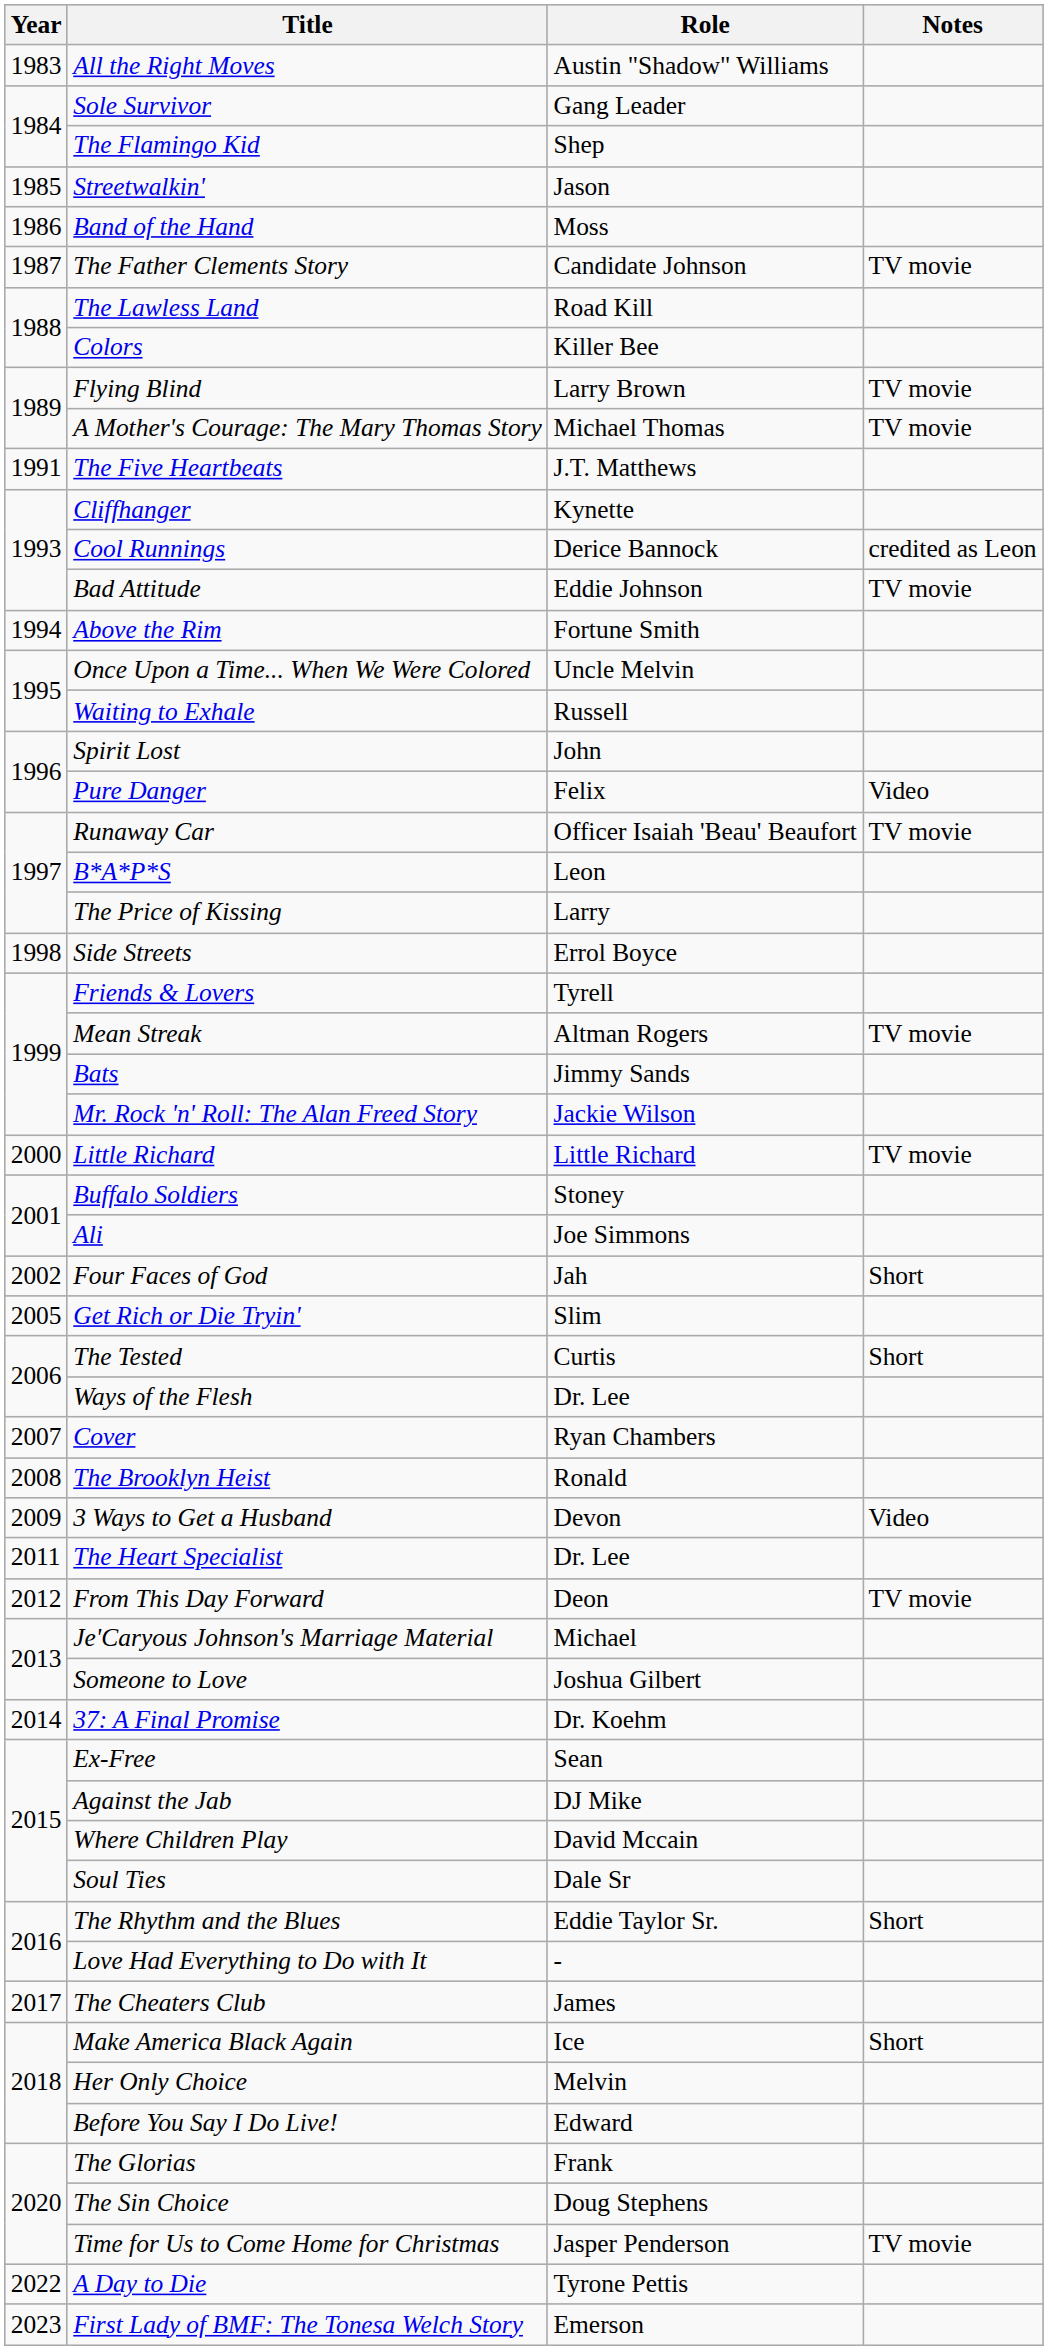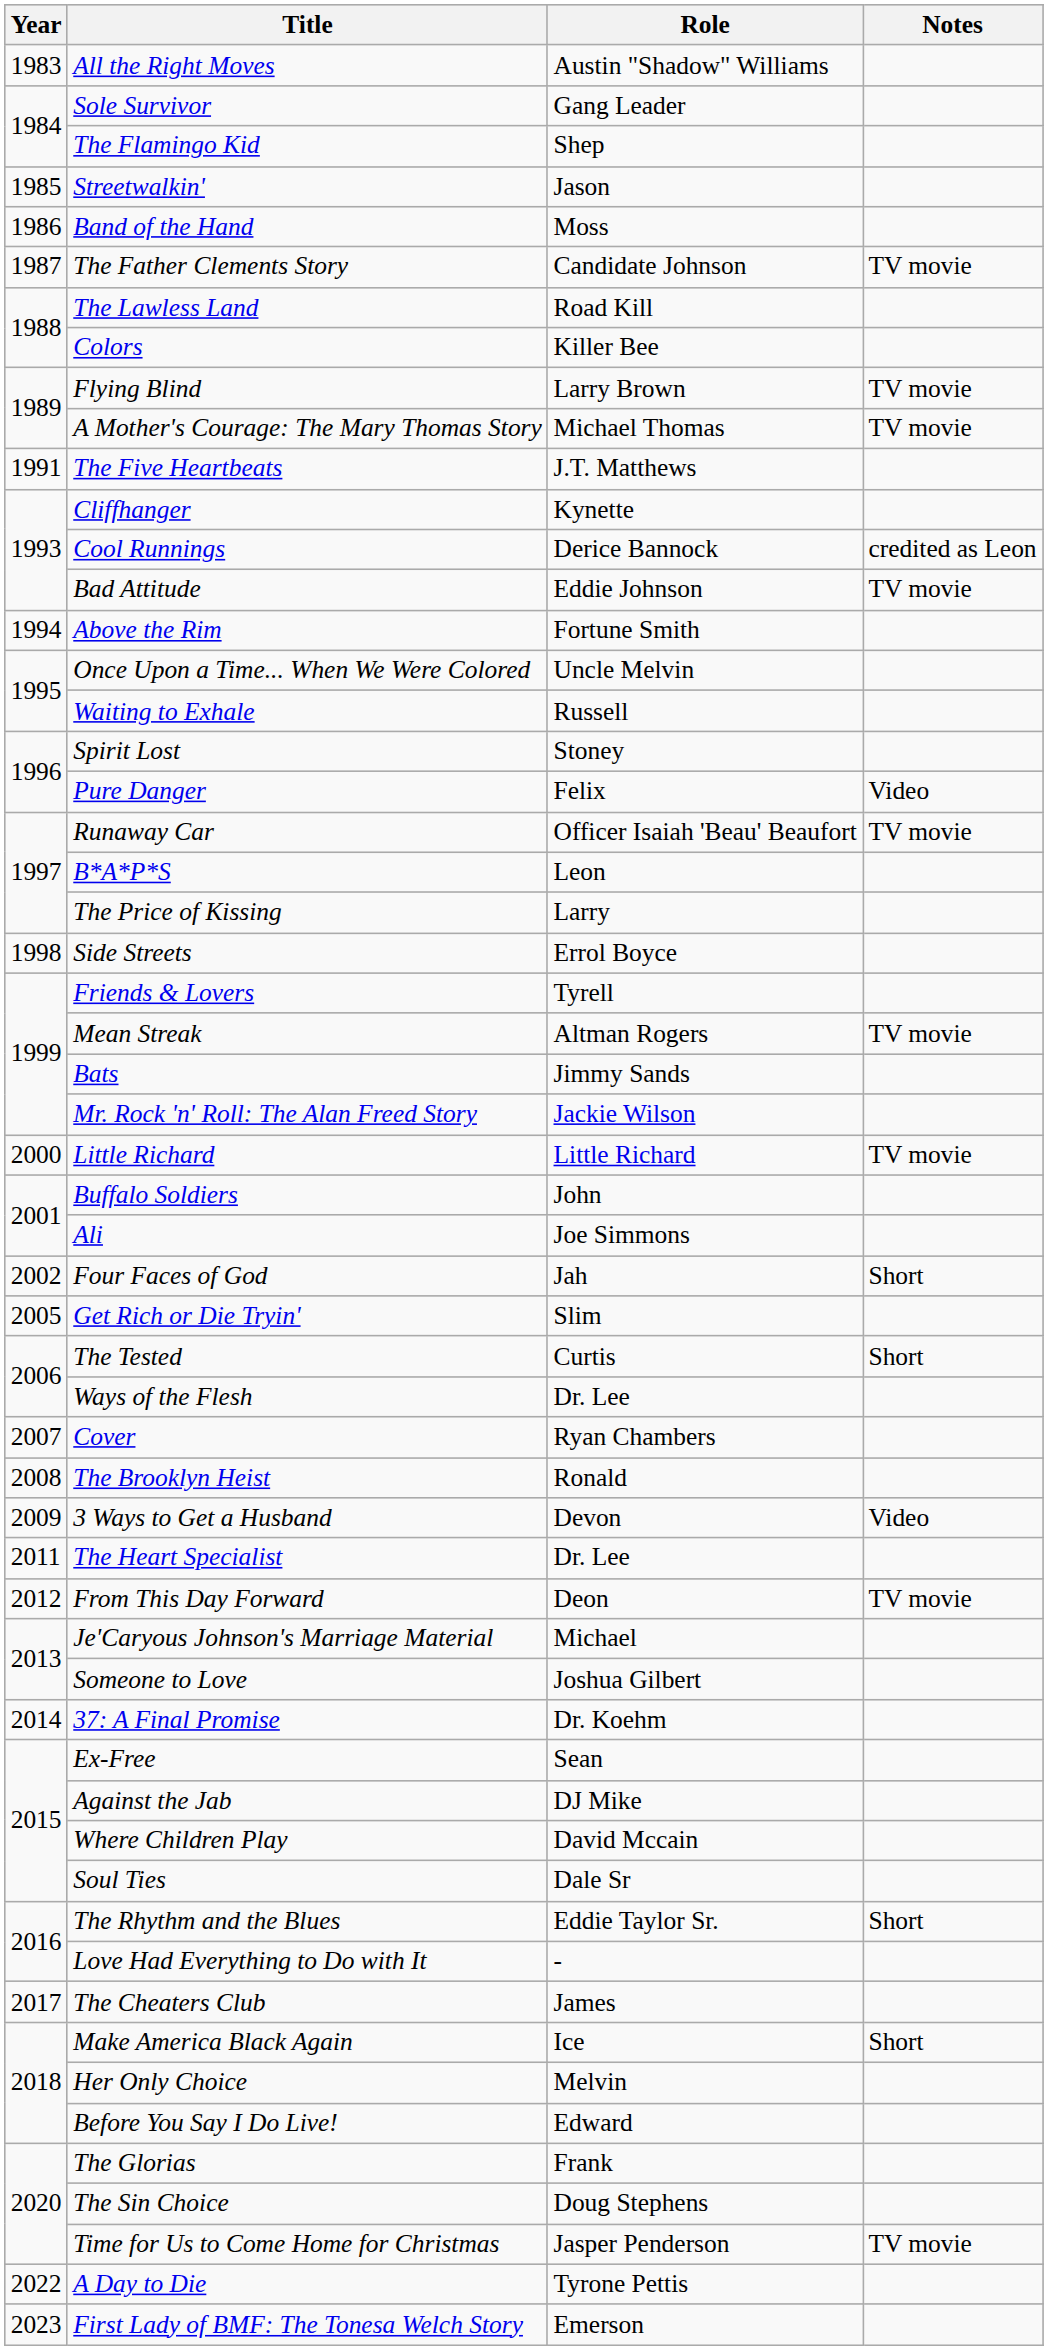(578, 750) John -> (589, 750) Stoney
(589, 1194) Stoney -> (578, 1194) John
